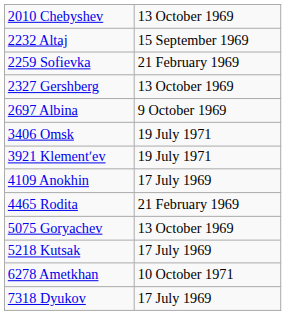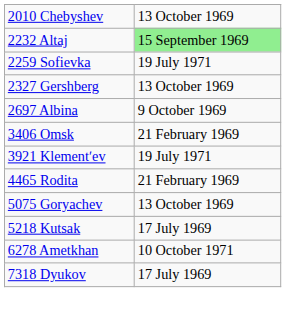(193, 40) no background -> (193, 40) lightgreen background
(188, 63) 21 February 1969 -> (175, 63) 19 July 1971
(175, 134) 19 July 1971 -> (188, 134) 21 February 1969
- row: (48, 181)
